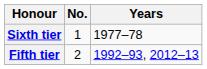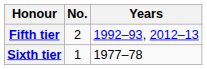rows swapped: (34, 54) <-> (34, 34)
